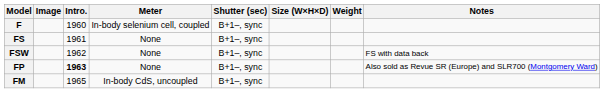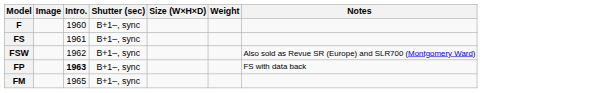- column: (150, 12)
(397, 53) FS with data back -> (359, 53) Also sold as Revue SR (Europe) and SLR700 (Montgomery Ward)
(482, 67) Also sold as Revue SR (Europe) and SLR700 (Montgomery Ward) -> (275, 67) FS with data back
